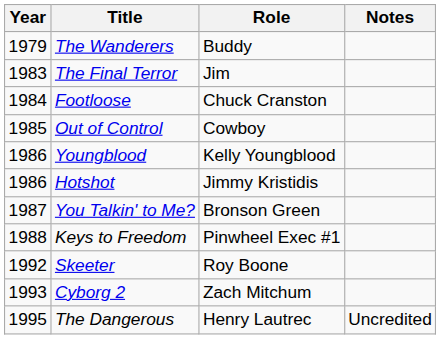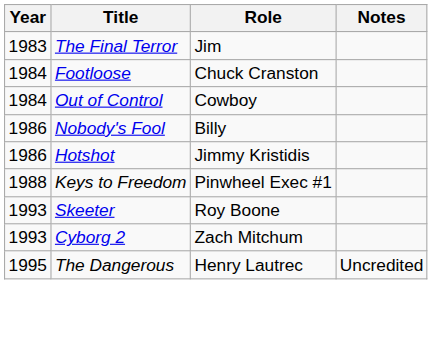- row: (114, 45)
(28, 127) 1985 -> (28, 100) 1984
- row: (101, 155)
+ row: (110, 127)
- row: (125, 210)
(28, 264) 1992 -> (28, 210) 1993
